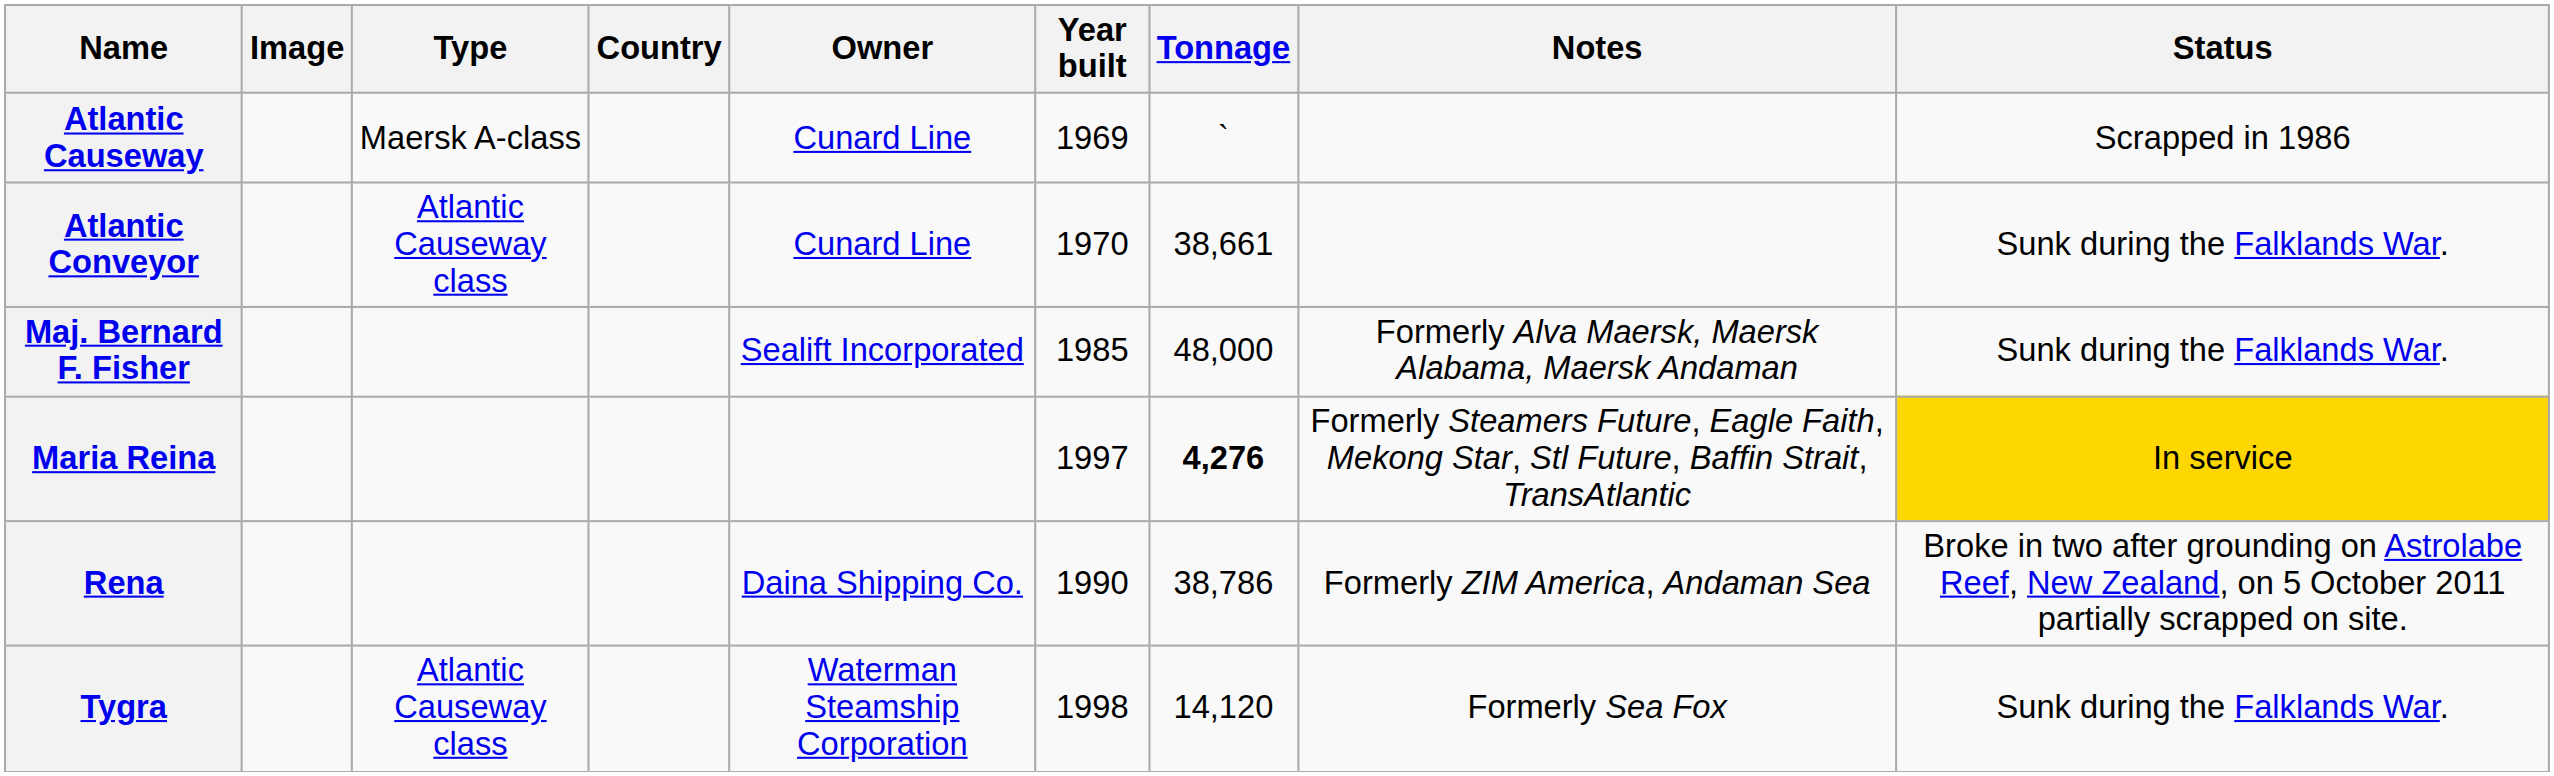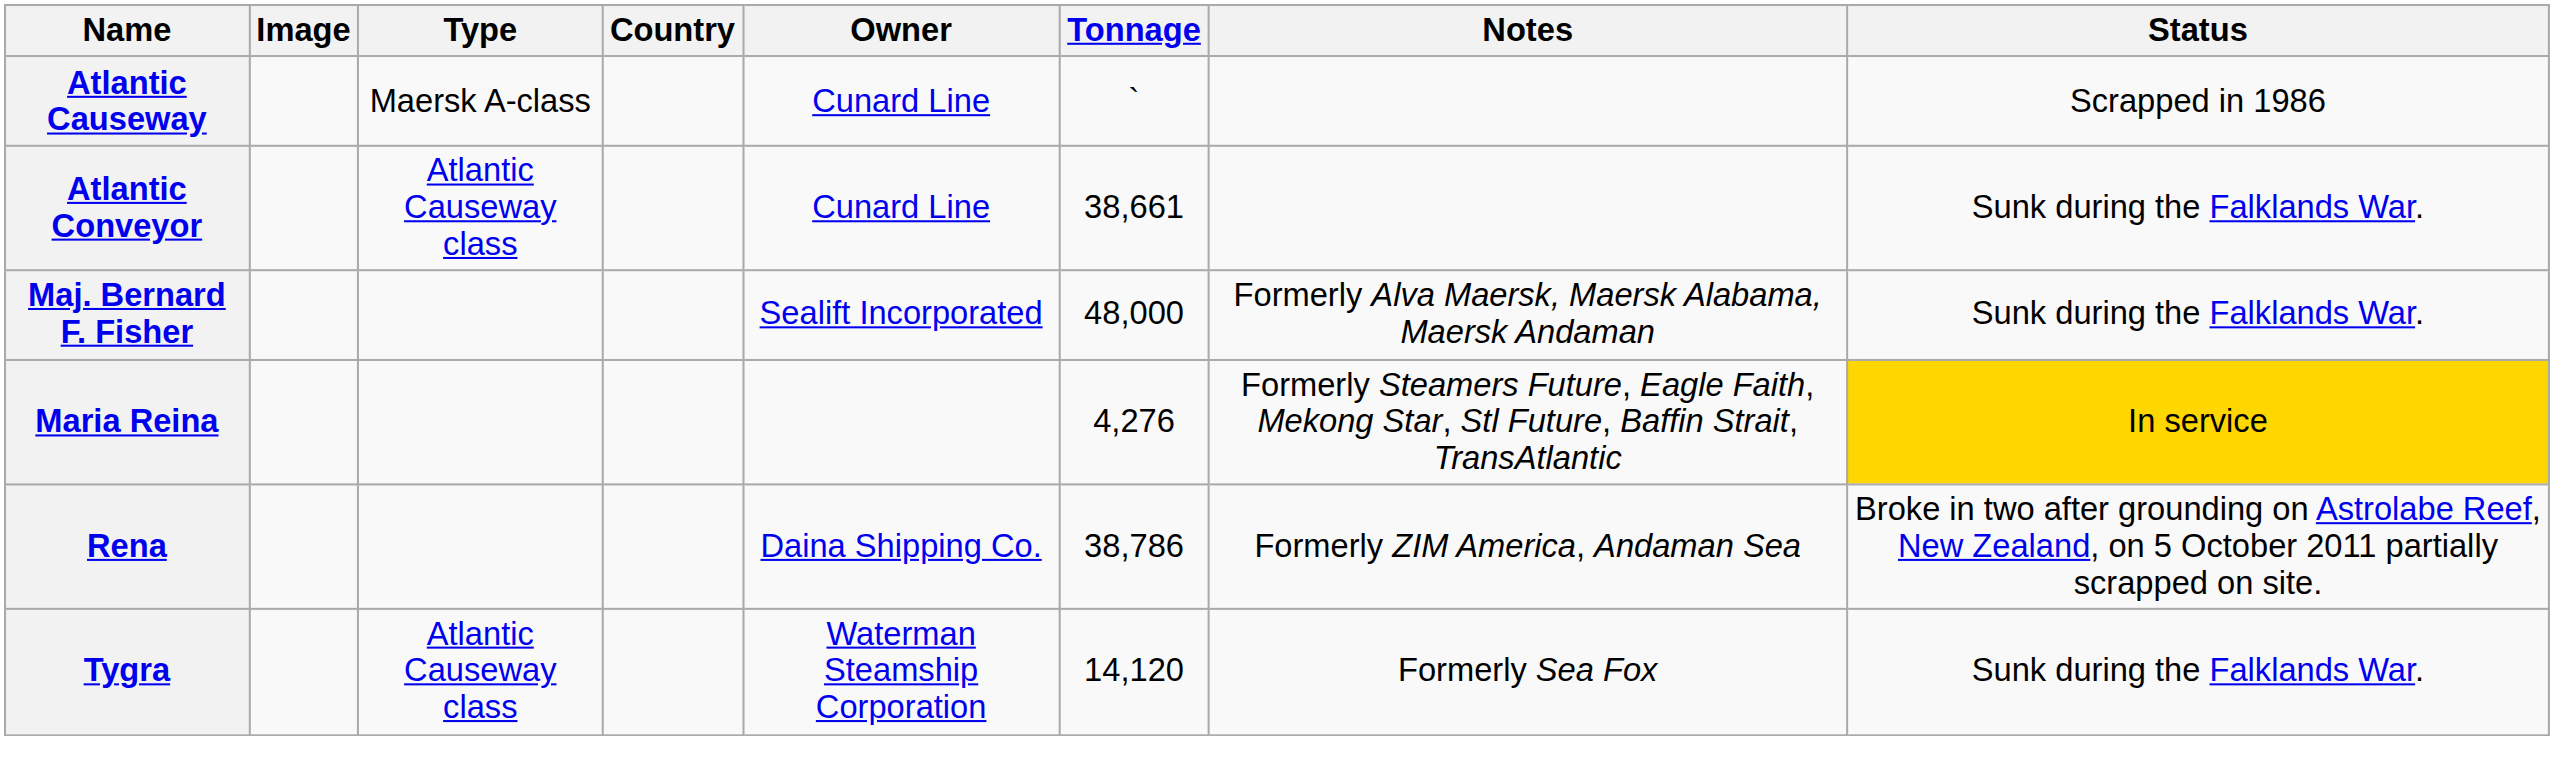- column: (1092, 48)
(1223, 457) bold -> (1134, 421) normal
